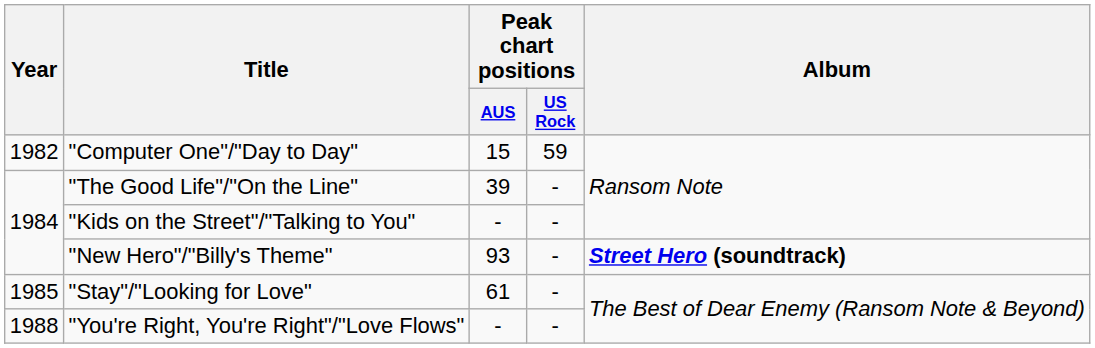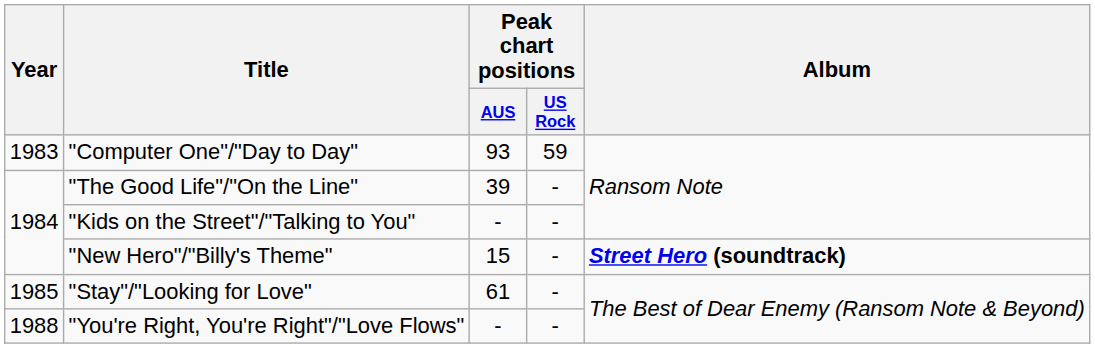(34, 152) 1982 -> (34, 152) 1983
(498, 152) 15 -> (498, 152) 93
(498, 256) 93 -> (498, 256) 15
